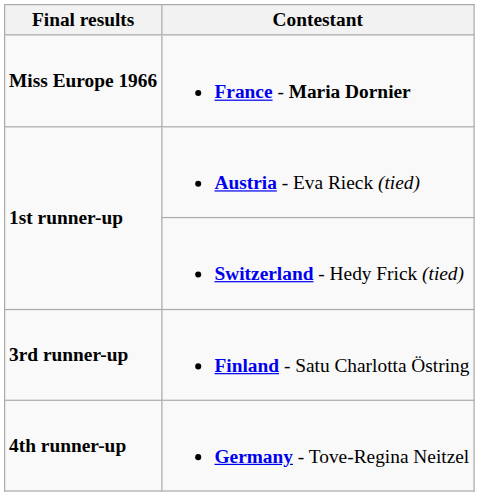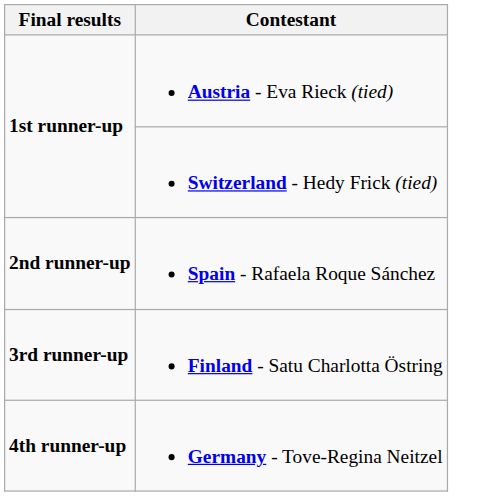- row: (318, 92)
+ row: (291, 274)
